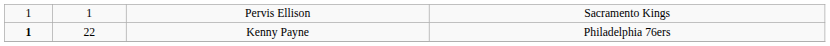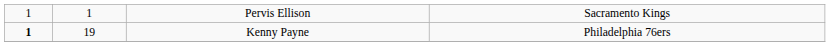(89, 32) 22 -> (89, 32) 19
